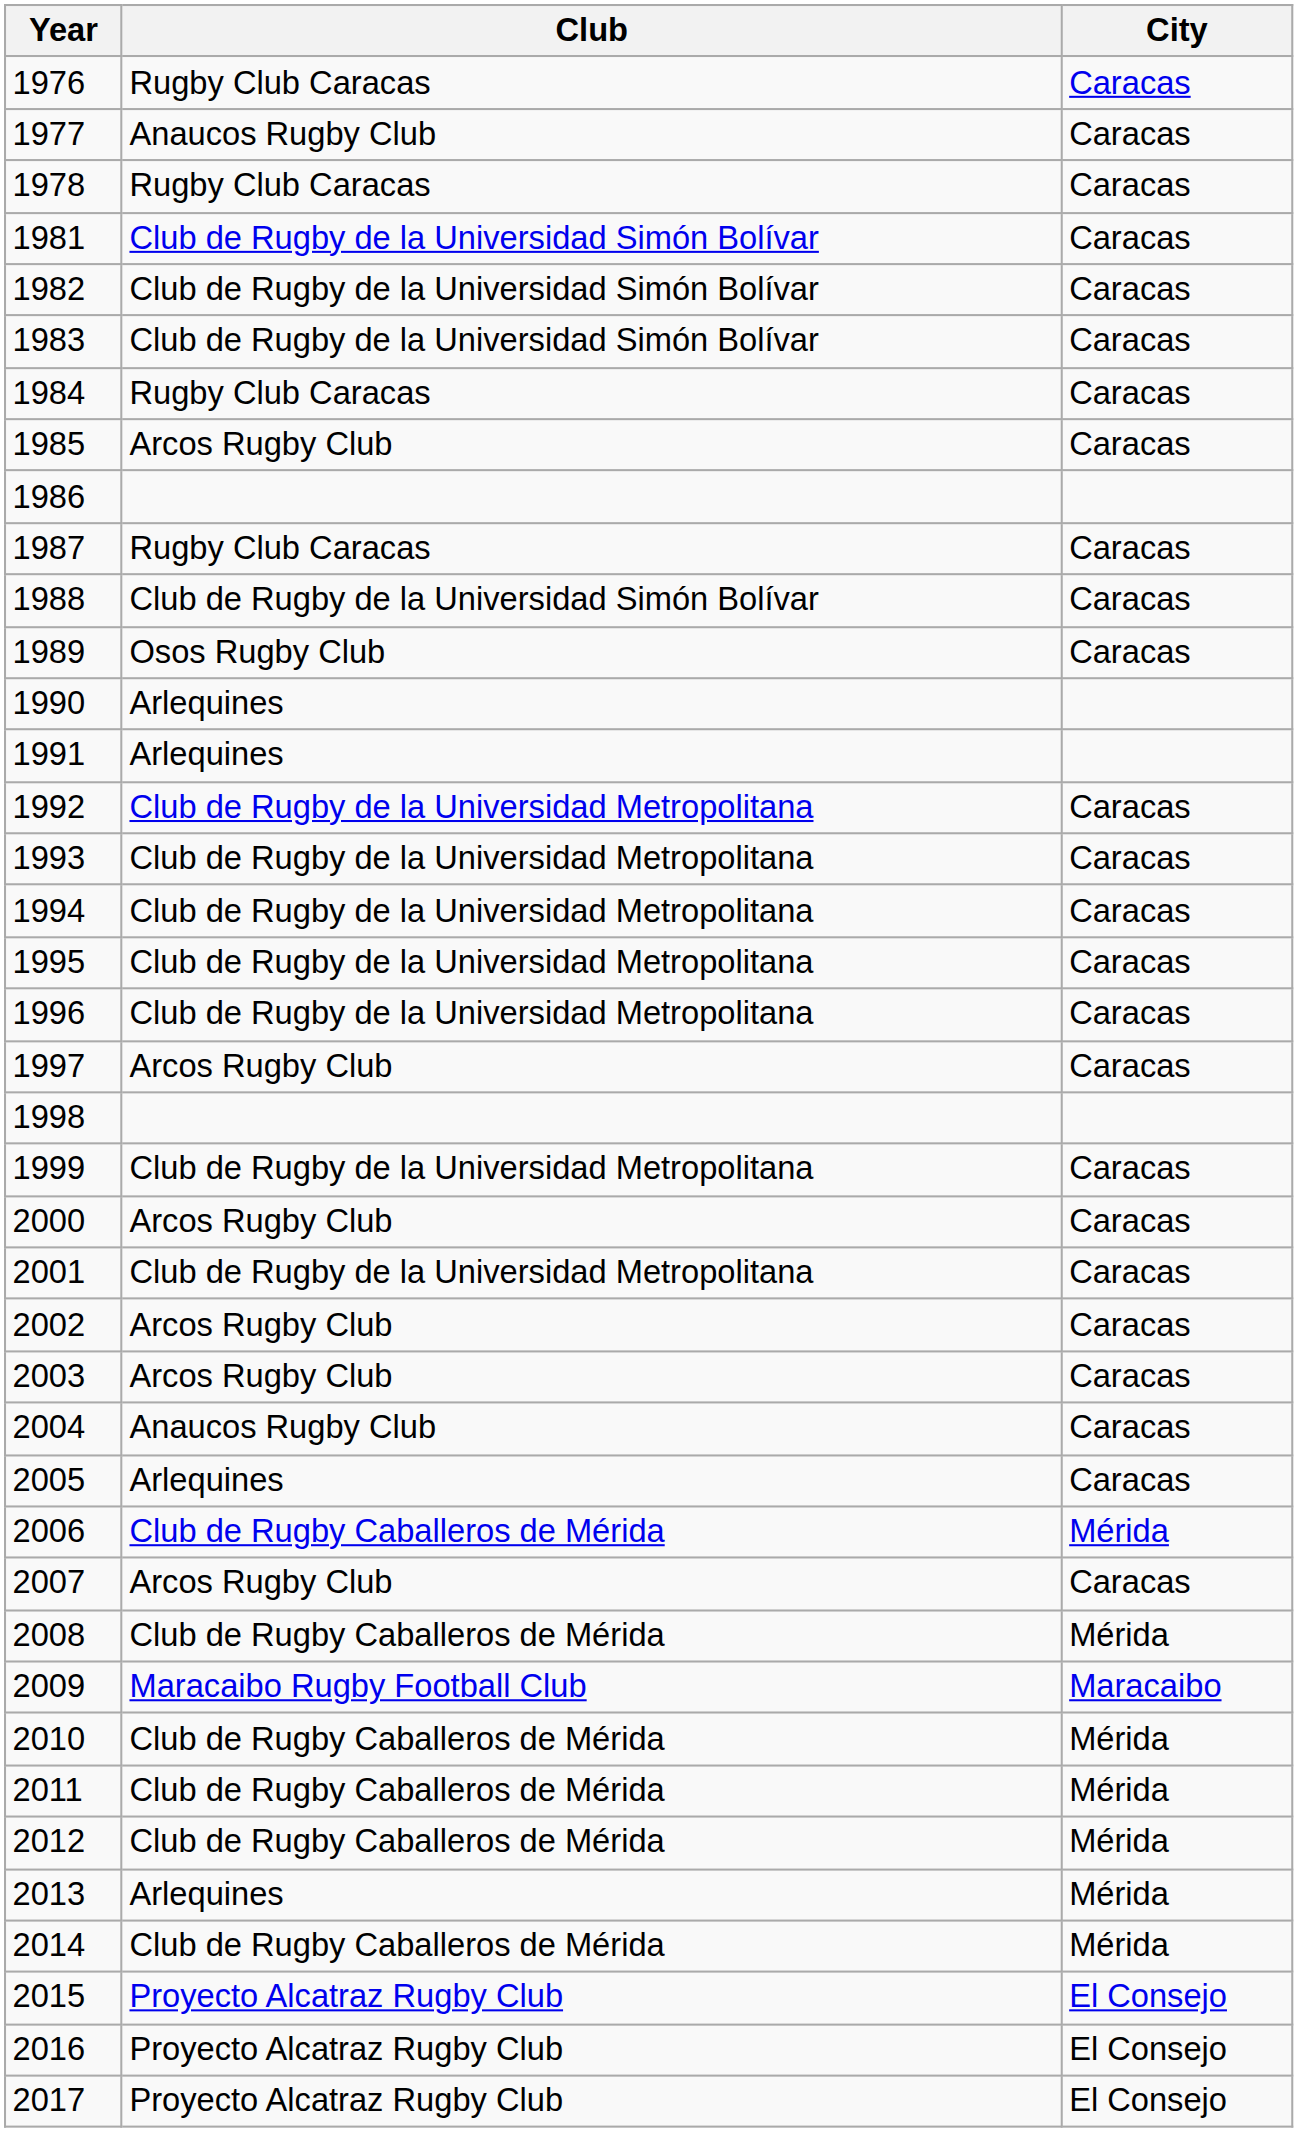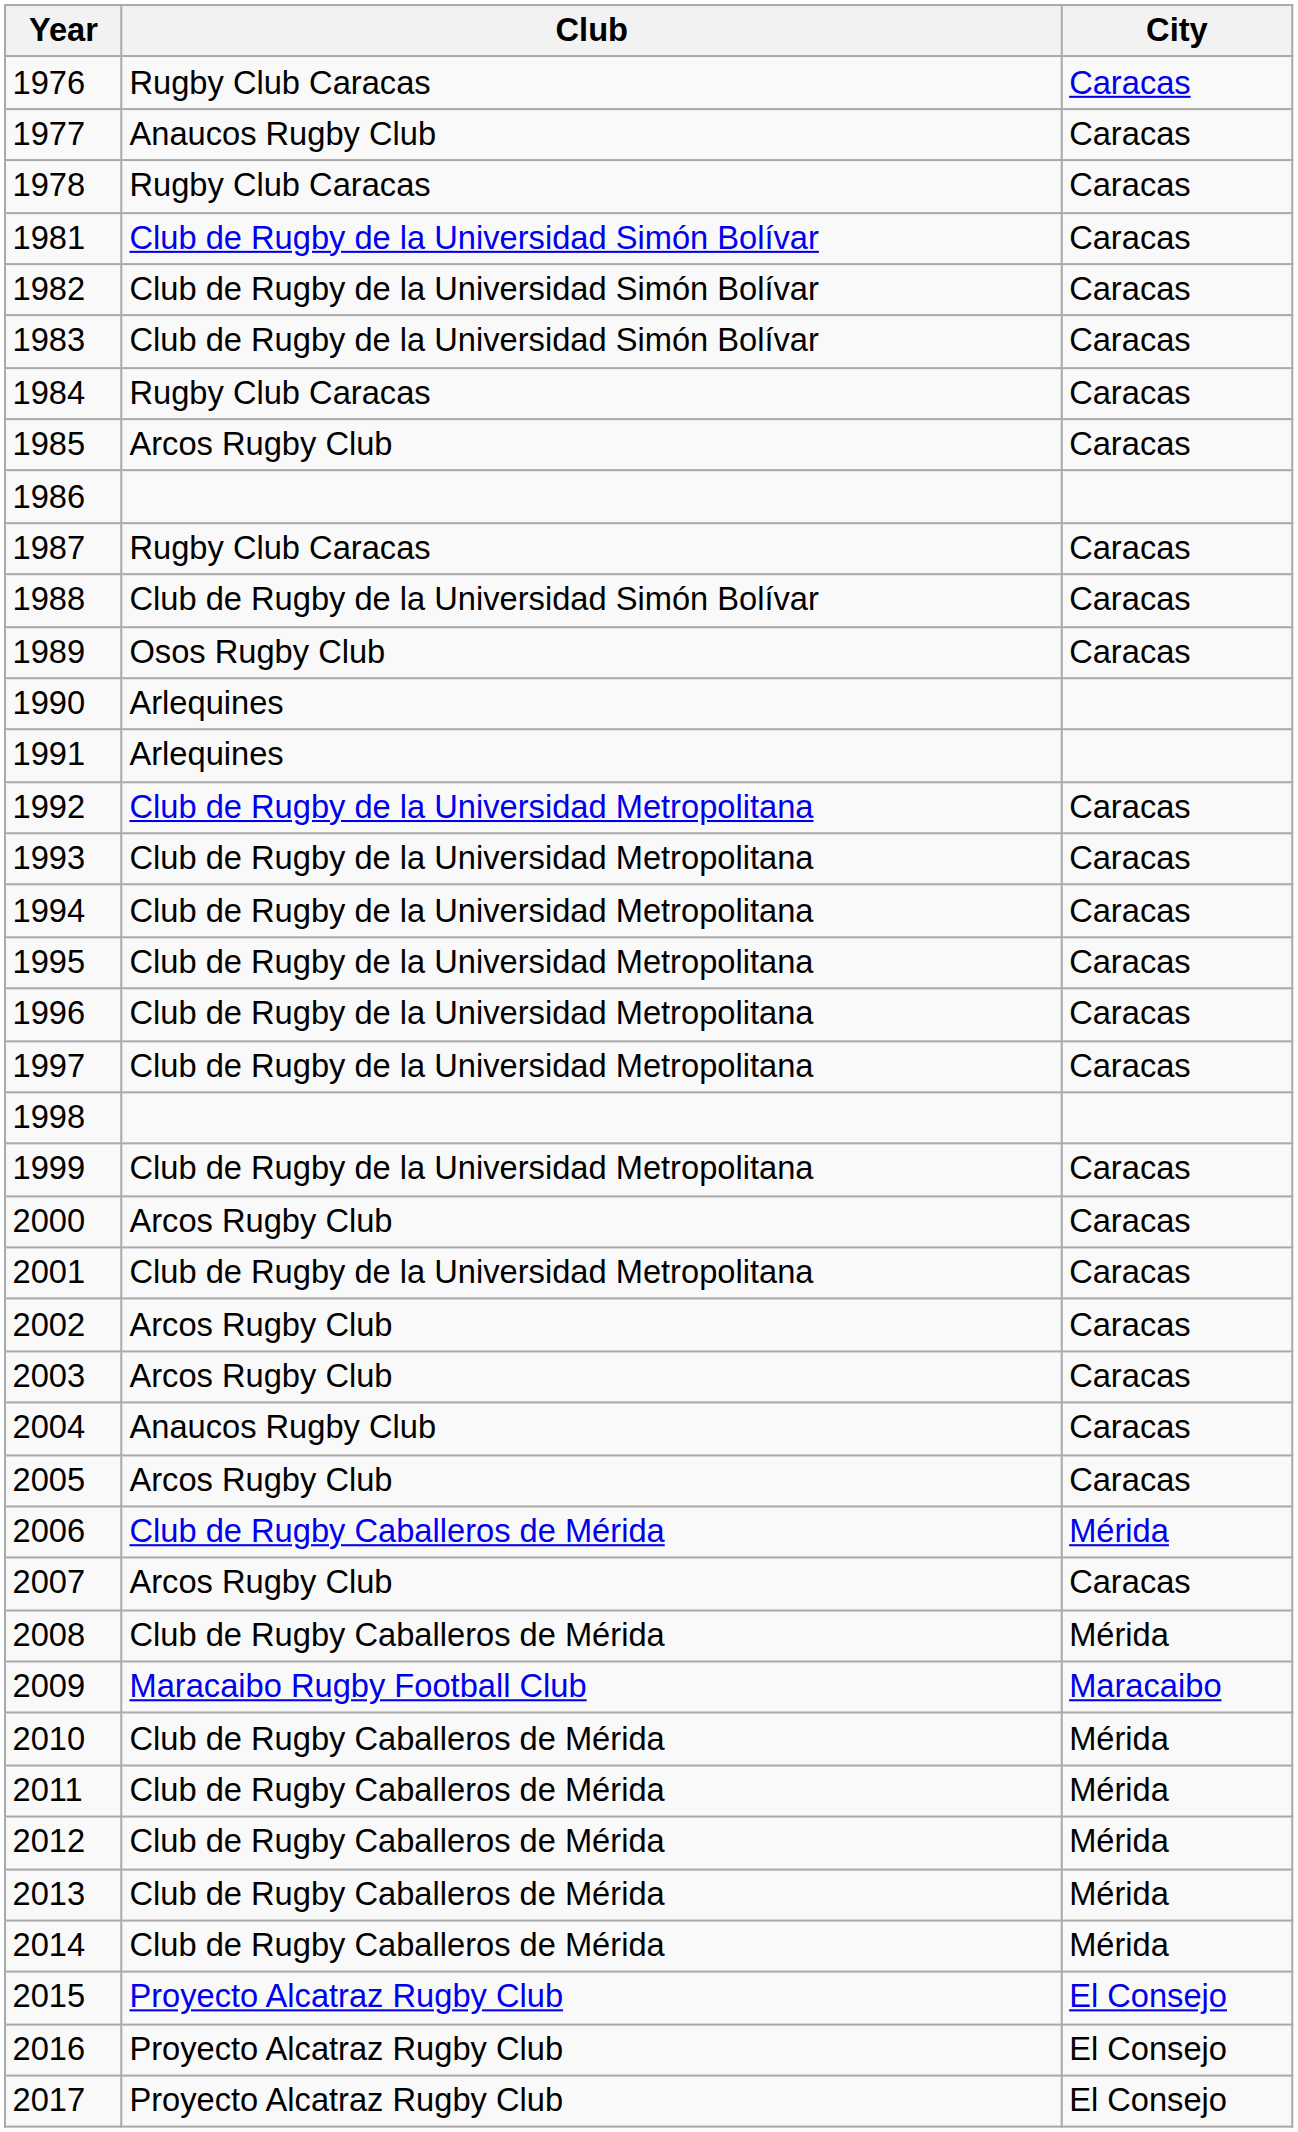(261, 1065) Arcos Rugby Club -> (471, 1065) Club de Rugby de la Universidad Metropolitana
(207, 1479) Arlequines -> (261, 1479) Arcos Rugby Club
(207, 1893) Arlequines -> (397, 1893) Club de Rugby Caballeros de Mérida
